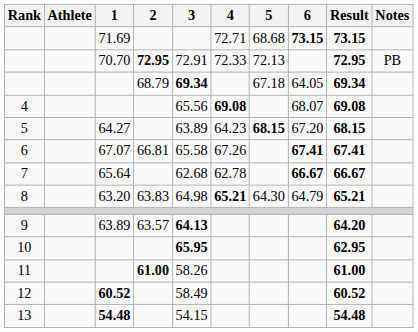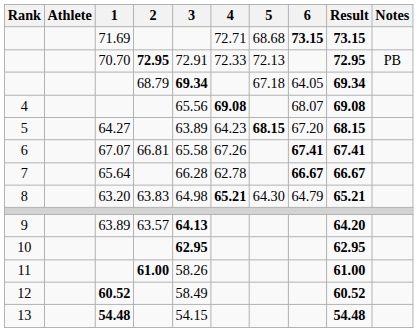(192, 173) 62.68 -> (192, 173) 66.28
(192, 248) 65.95 -> (192, 248) 62.95
